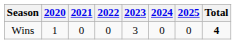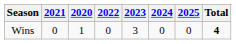columns swapped: (55, 13) <-> (82, 13)
